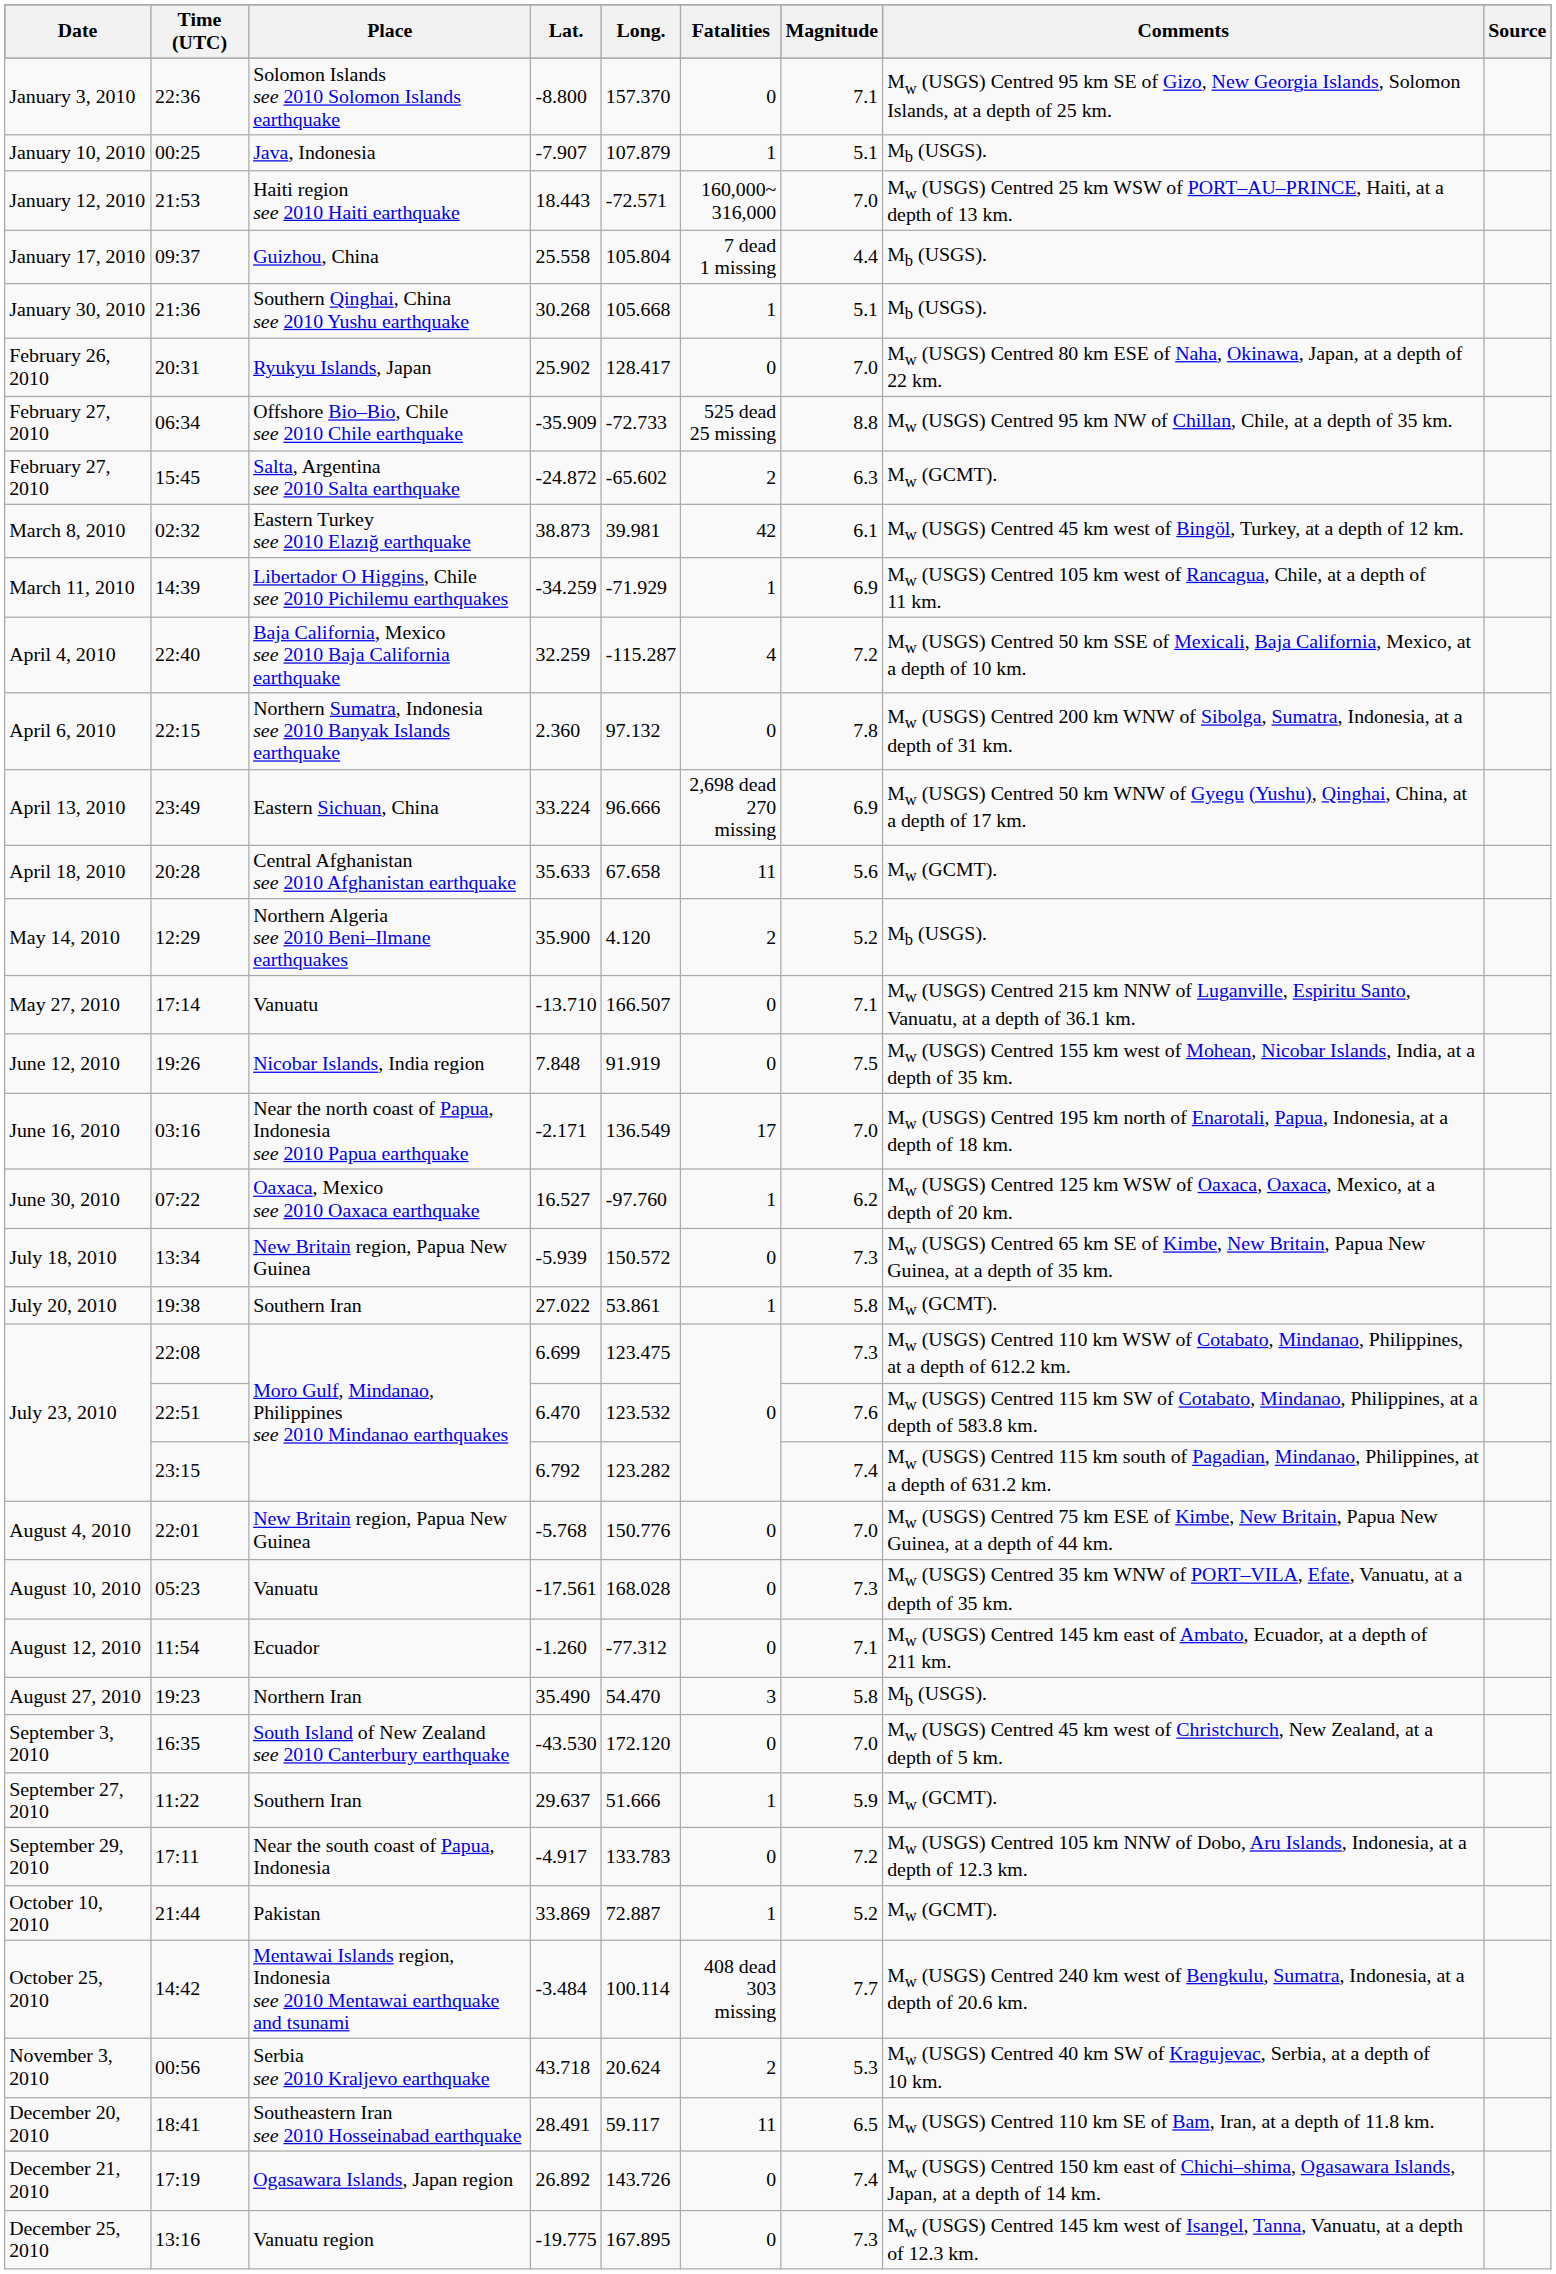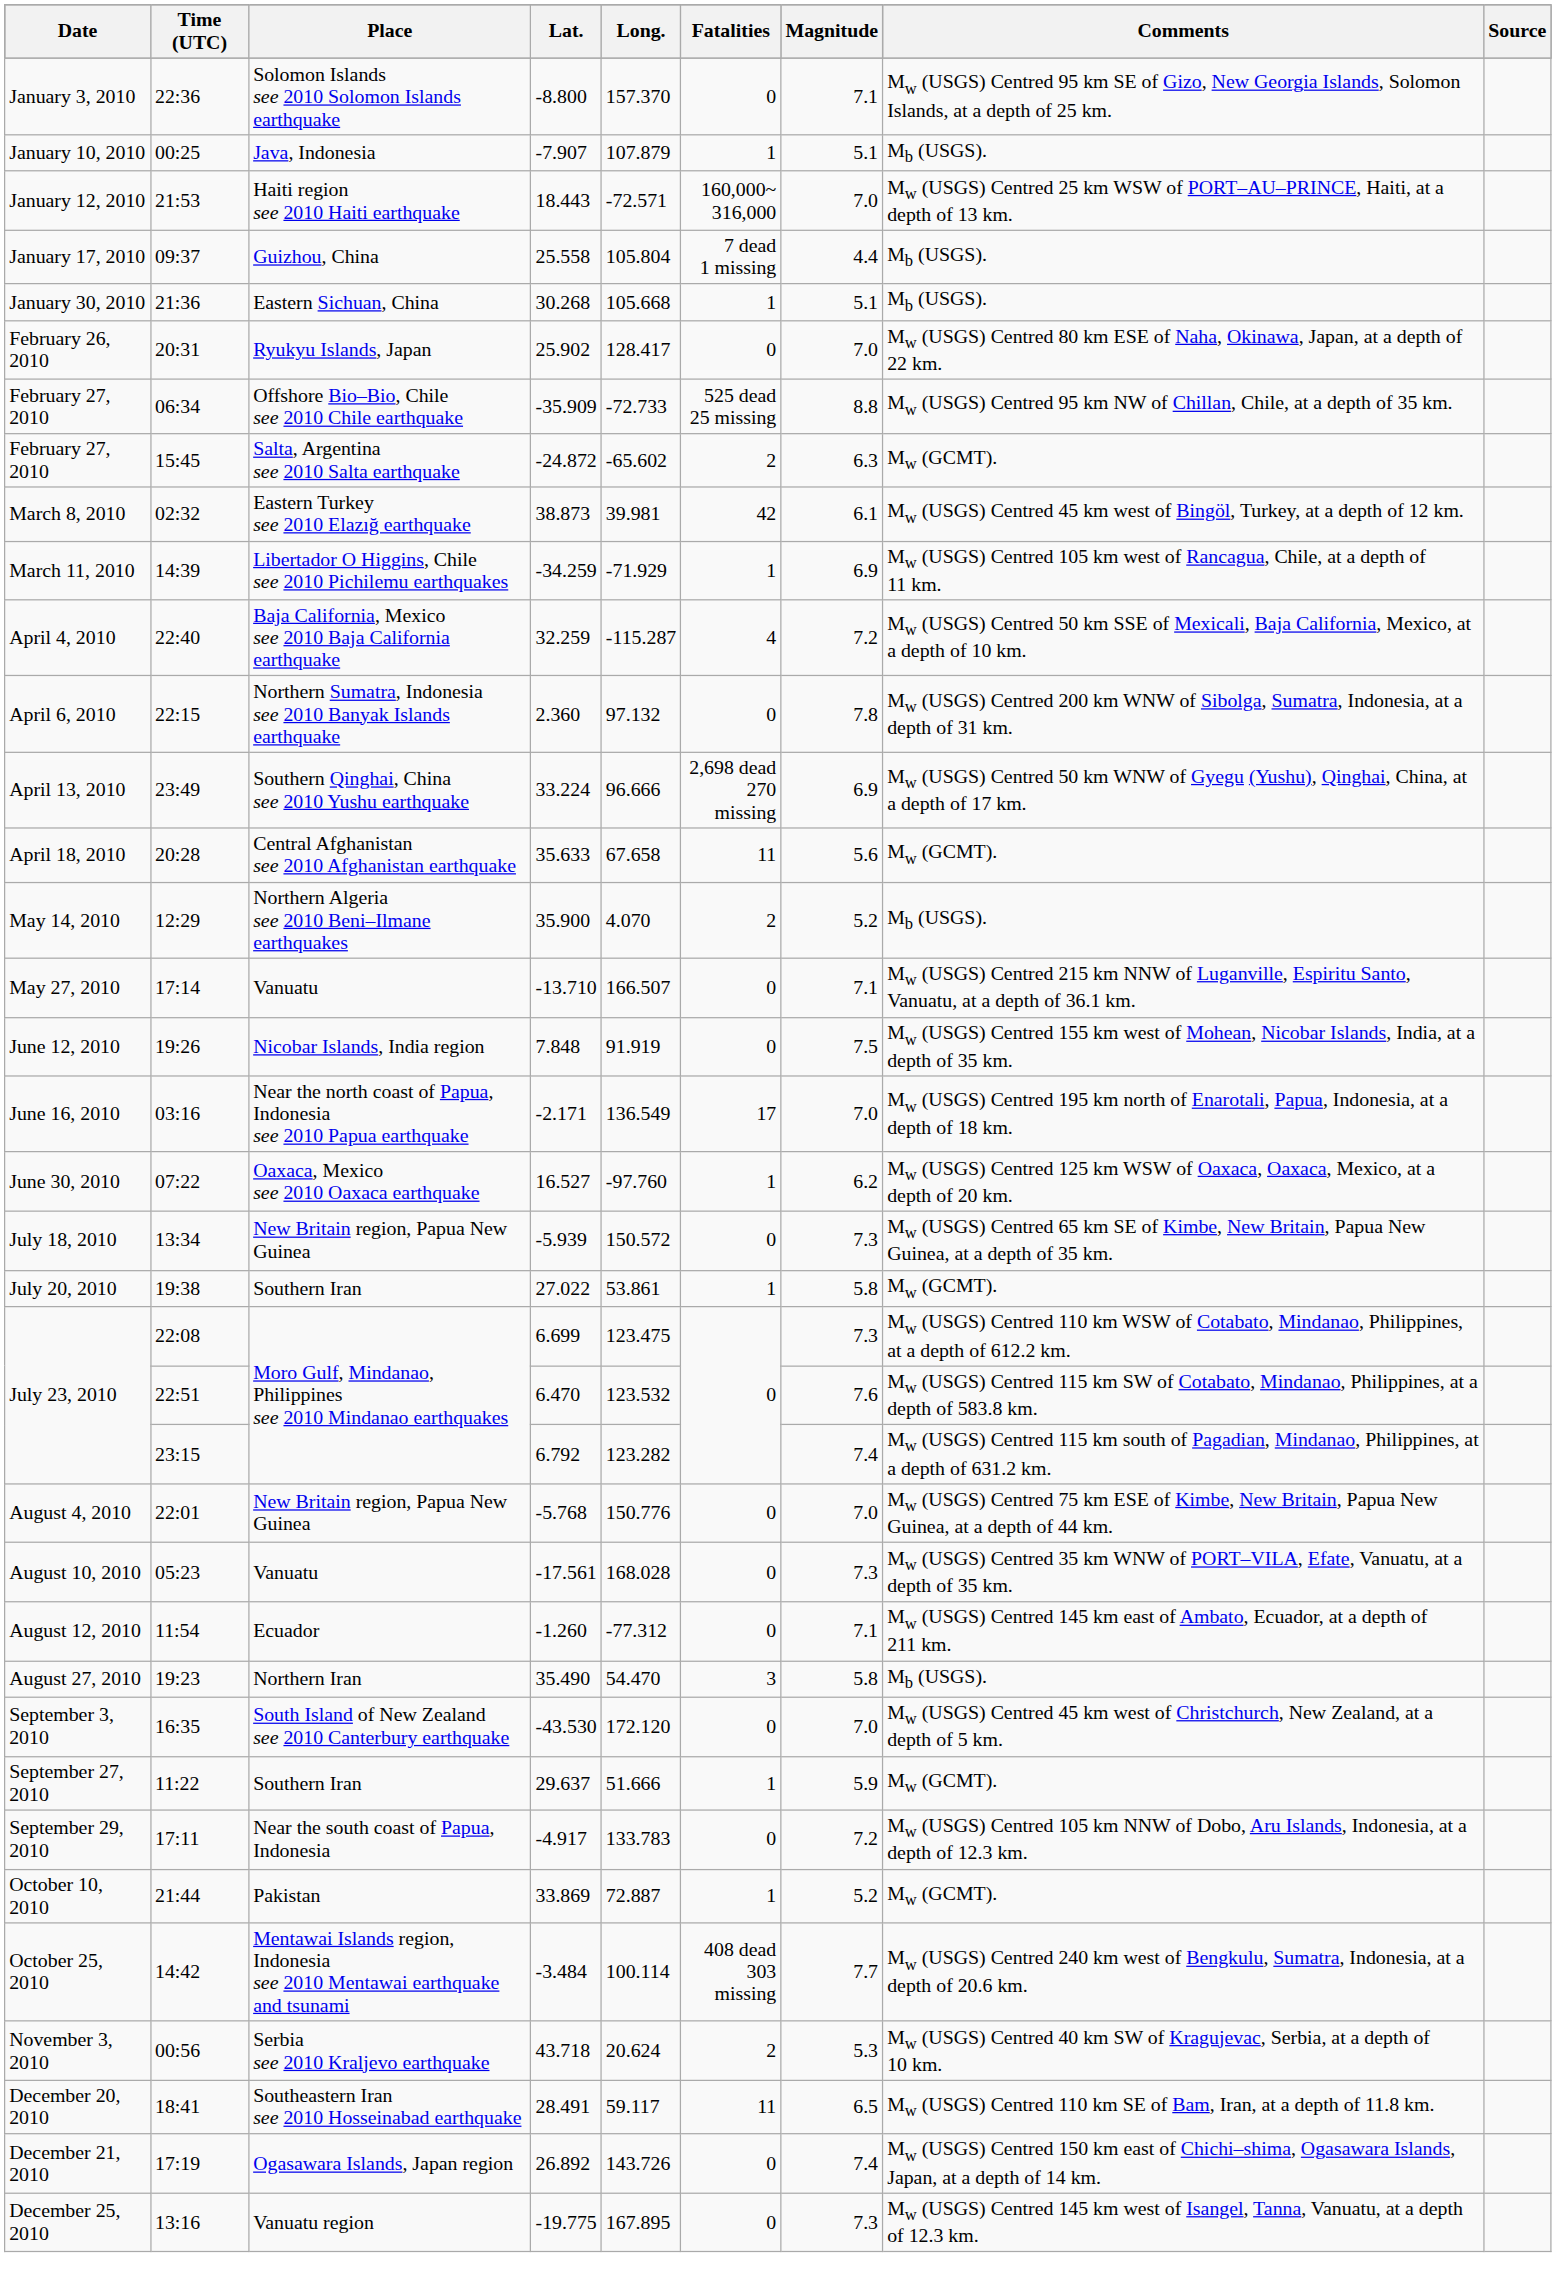(361, 310) Southern Qinghai, China see 2010 Yushu earthquake -> (346, 302) Eastern Sichuan, China
(346, 807) Eastern Sichuan, China -> (361, 790) Southern Qinghai, China see 2010 Yushu earthquake
(628, 937) 4.120 -> (628, 919) 4.070
